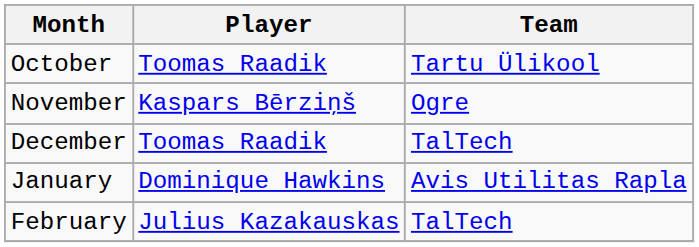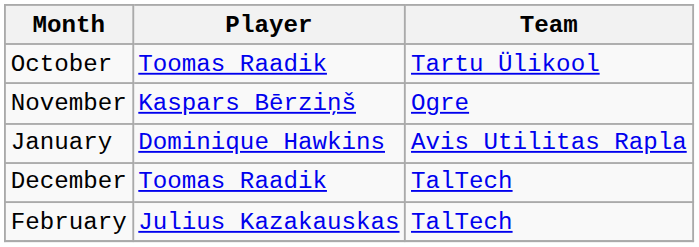rows swapped: (69, 143) <-> (61, 182)
